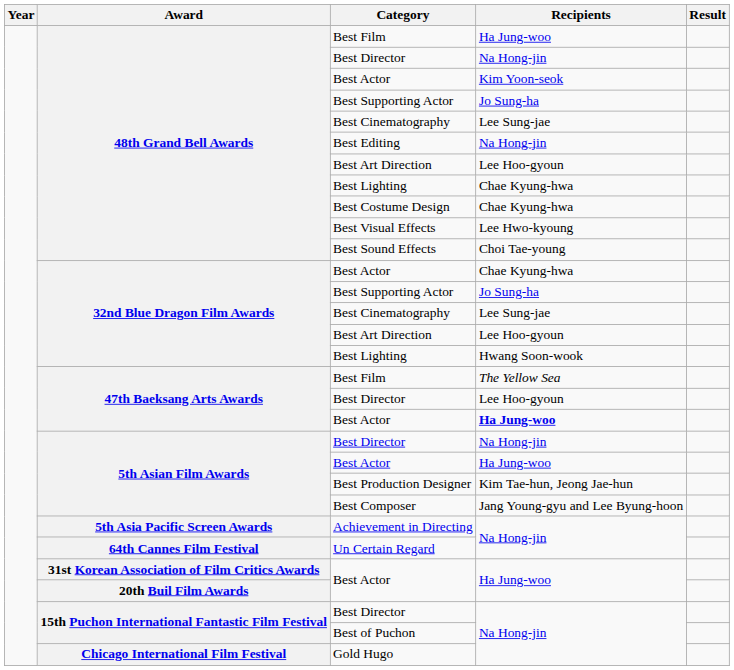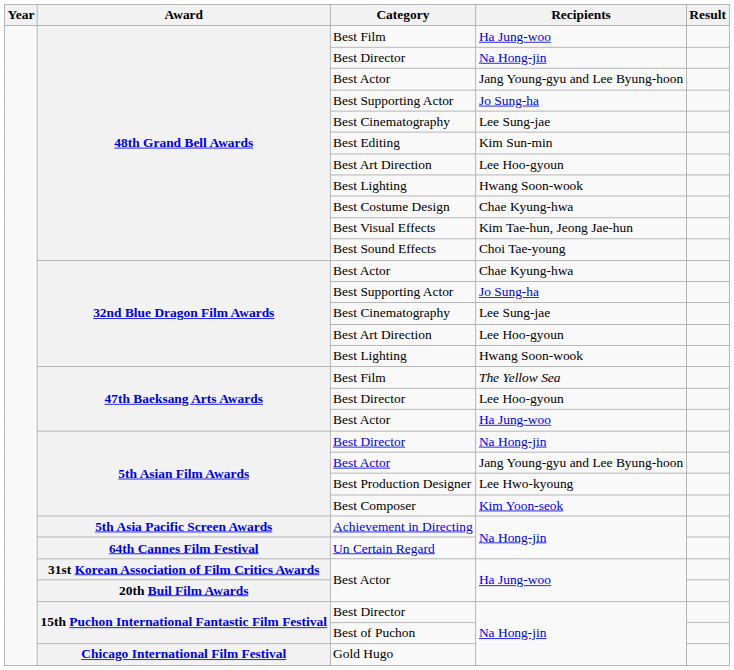(521, 79) Kim Yoon-seok -> (581, 79) Jang Young-gyu and Lee Byung-hoon
(513, 143) Na Hong-jin -> (516, 143) Kim Sun-min
(526, 185) Chae Kyung-hwa -> (531, 185) Hwang Soon-wook
(526, 228) Lee Hwo-kyoung -> (556, 228) Kim Tae-hun, Jeong Jae-hun
(517, 420) bold -> (515, 420) normal
(515, 462) Ha Jung-woo -> (581, 462) Jang Young-gyu and Lee Byung-hoon
(556, 484) Kim Tae-hun, Jeong Jae-hun -> (526, 484) Lee Hwo-kyoung
(581, 505) Jang Young-gyu and Lee Byung-hoon -> (521, 505) Kim Yoon-seok
